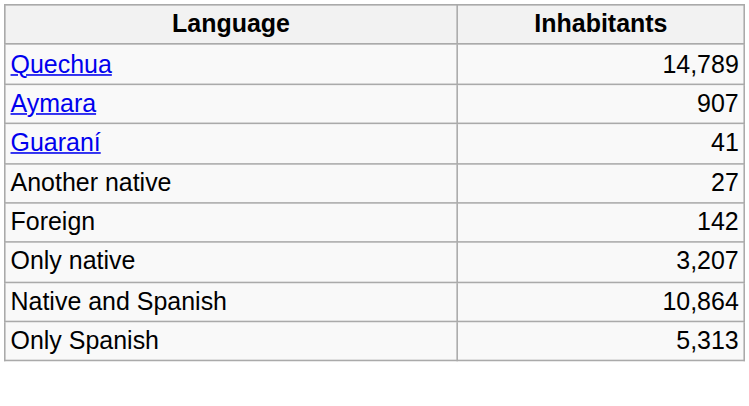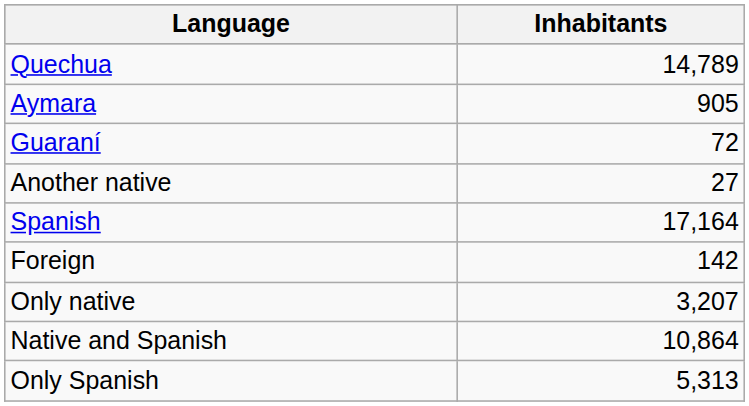(718, 103) 907 -> (718, 103) 905
(725, 143) 41 -> (725, 143) 72
+ row: (56, 222)
